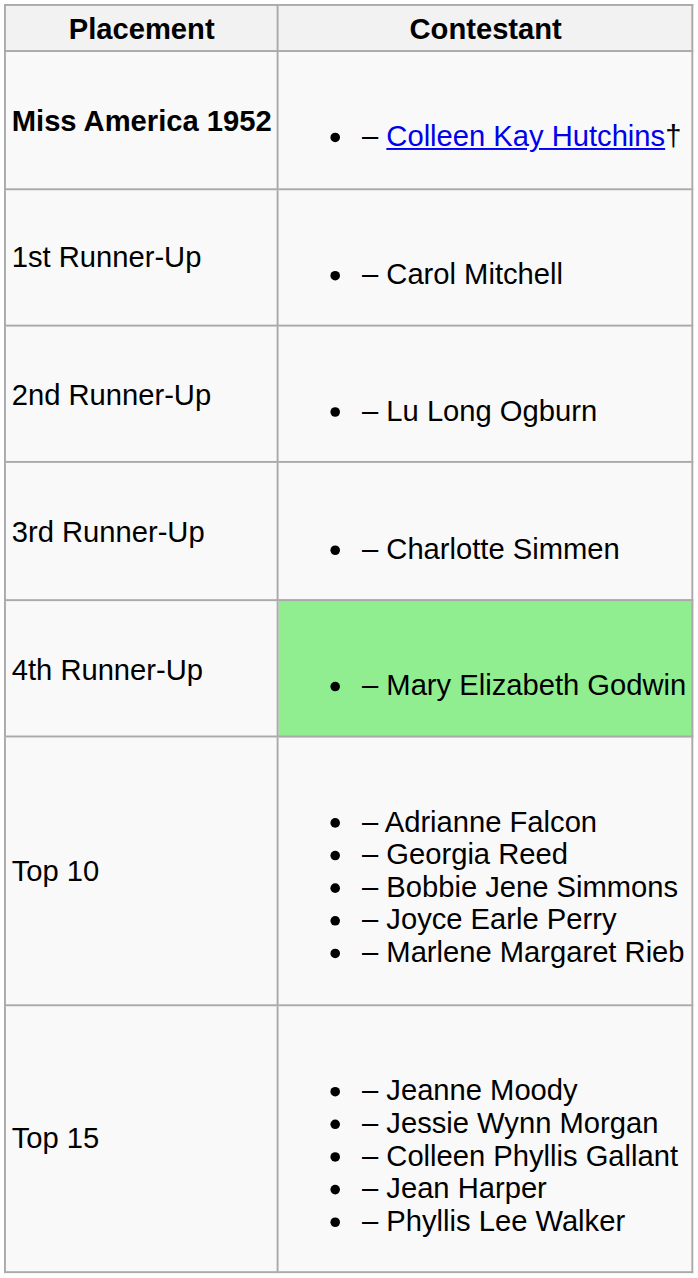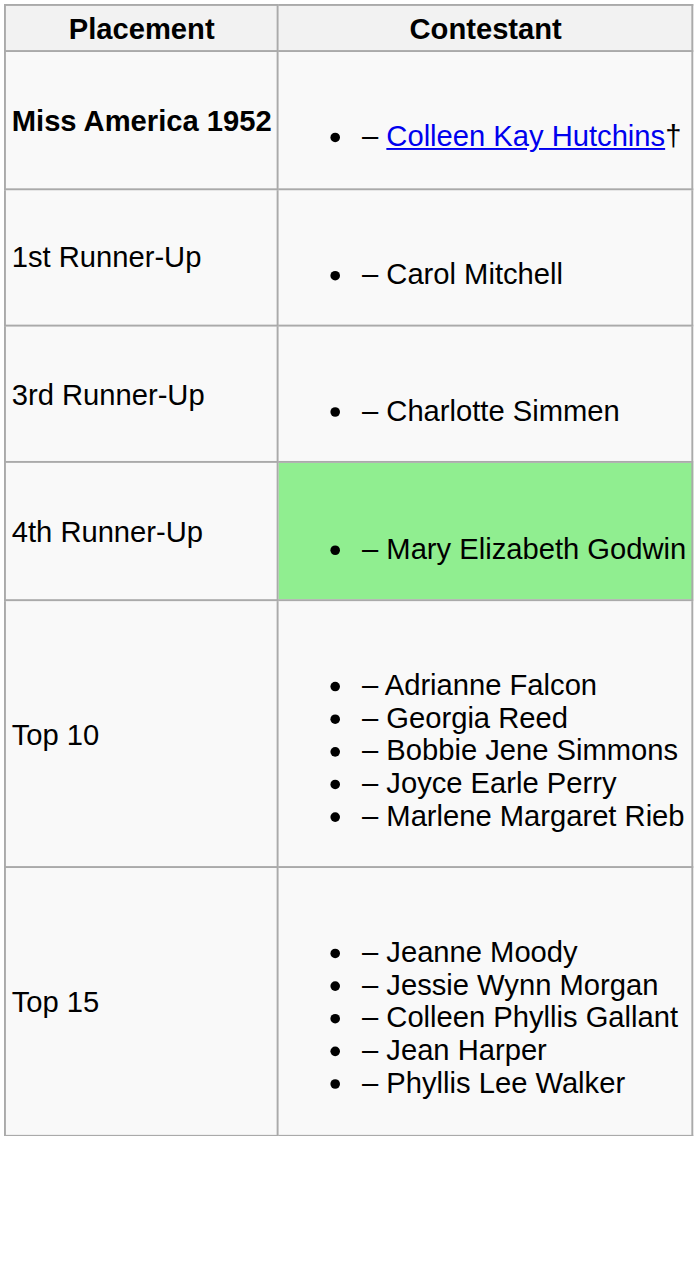- row: (111, 394)
